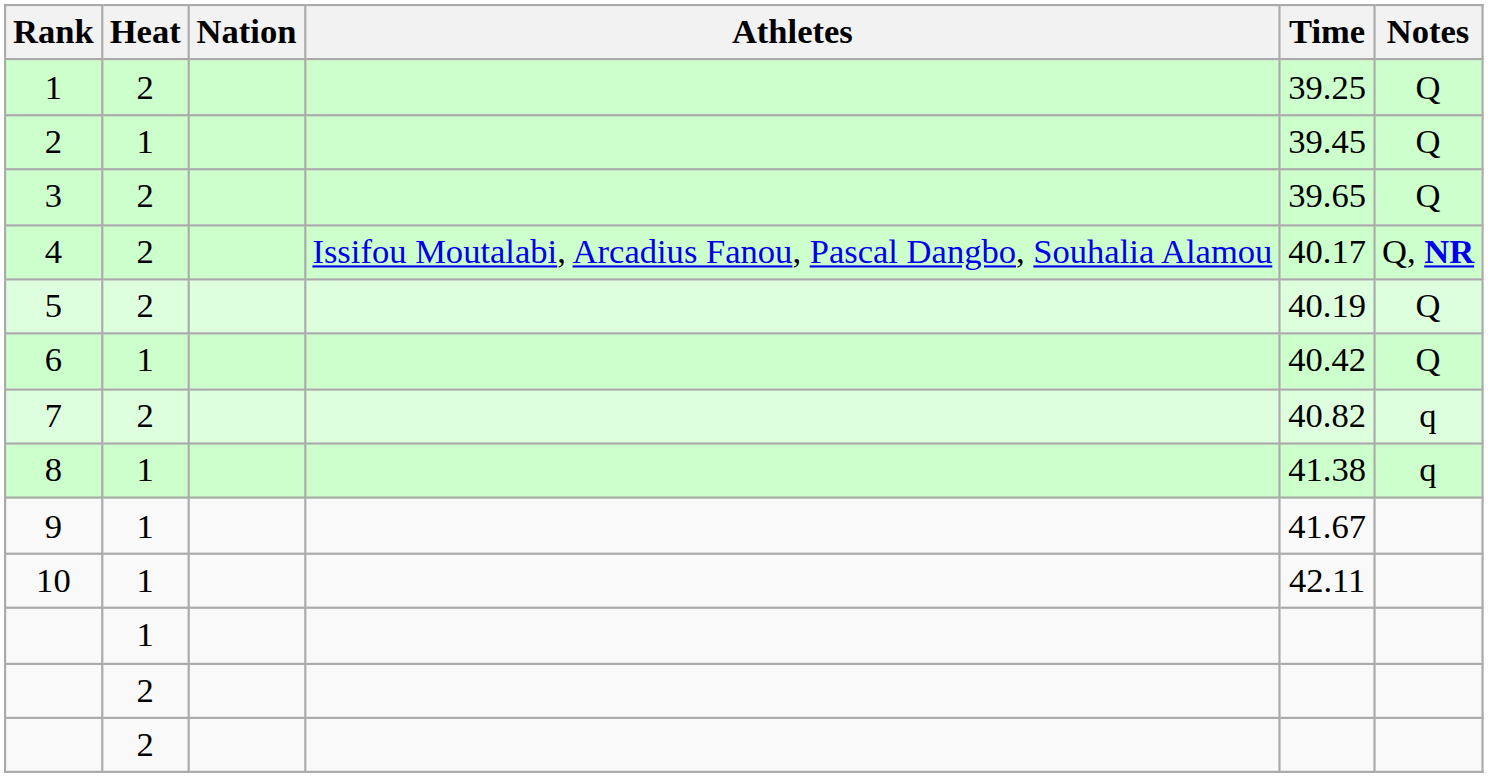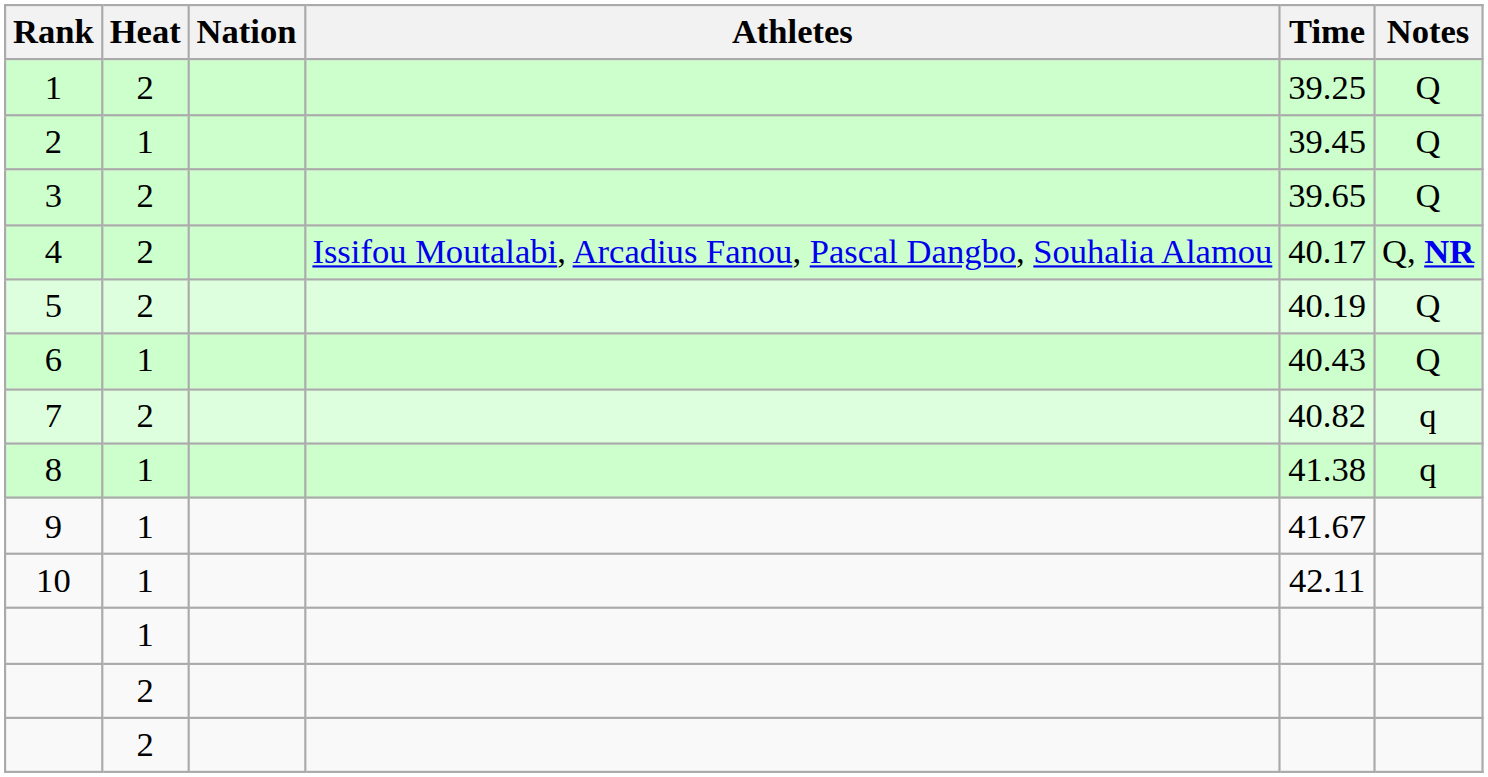(1327, 360) 40.42 -> (1327, 360) 40.43
